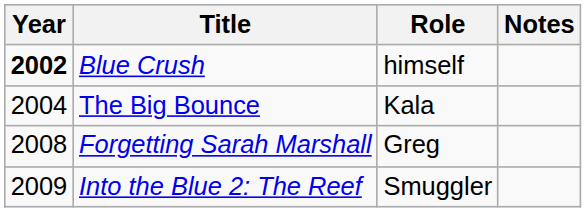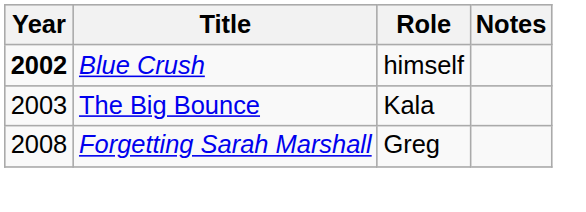(39, 105) 2004 -> (39, 105) 2003
- row: (220, 186)
